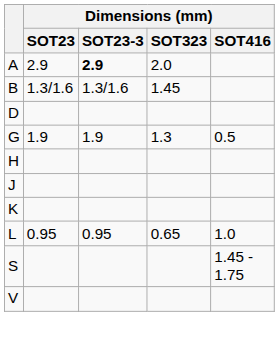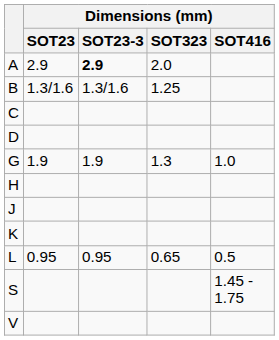(165, 88) 1.45 -> (165, 88) 1.25
+ row: (13, 112)
(225, 137) 0.5 -> (225, 161) 1.0
(225, 233) 1.0 -> (225, 257) 0.5
